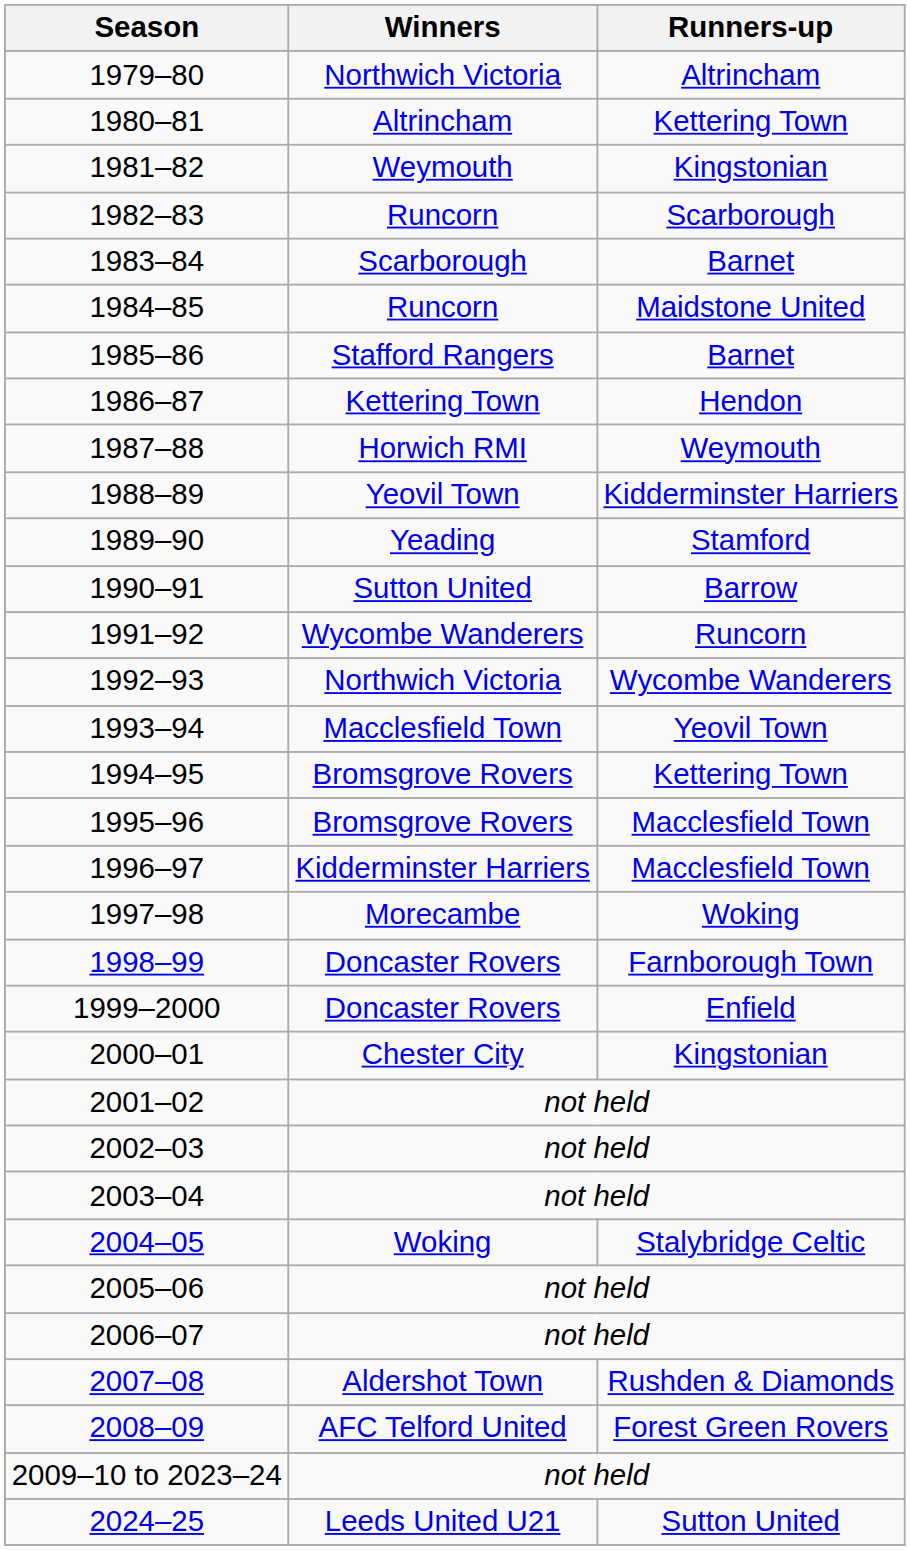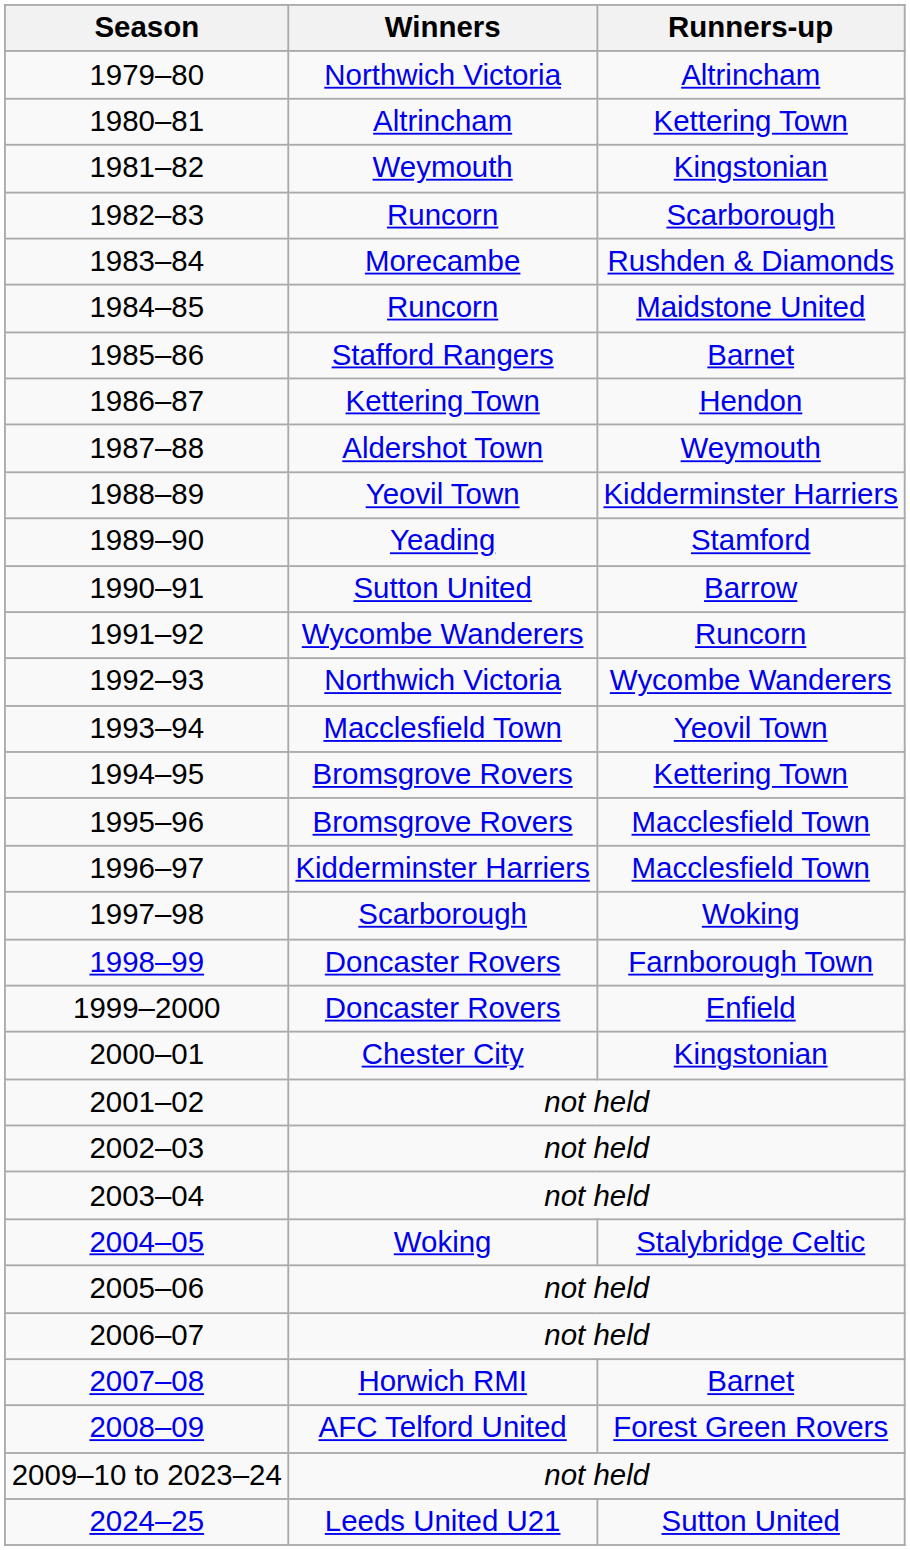(443, 261) Scarborough -> (443, 261) Morecambe
(751, 261) Barnet -> (751, 261) Rushden & Diamonds
(443, 448) Horwich RMI -> (443, 448) Aldershot Town
(443, 914) Morecambe -> (443, 914) Scarborough
(443, 1381) Aldershot Town -> (443, 1381) Horwich RMI
(751, 1381) Rushden & Diamonds -> (751, 1381) Barnet
